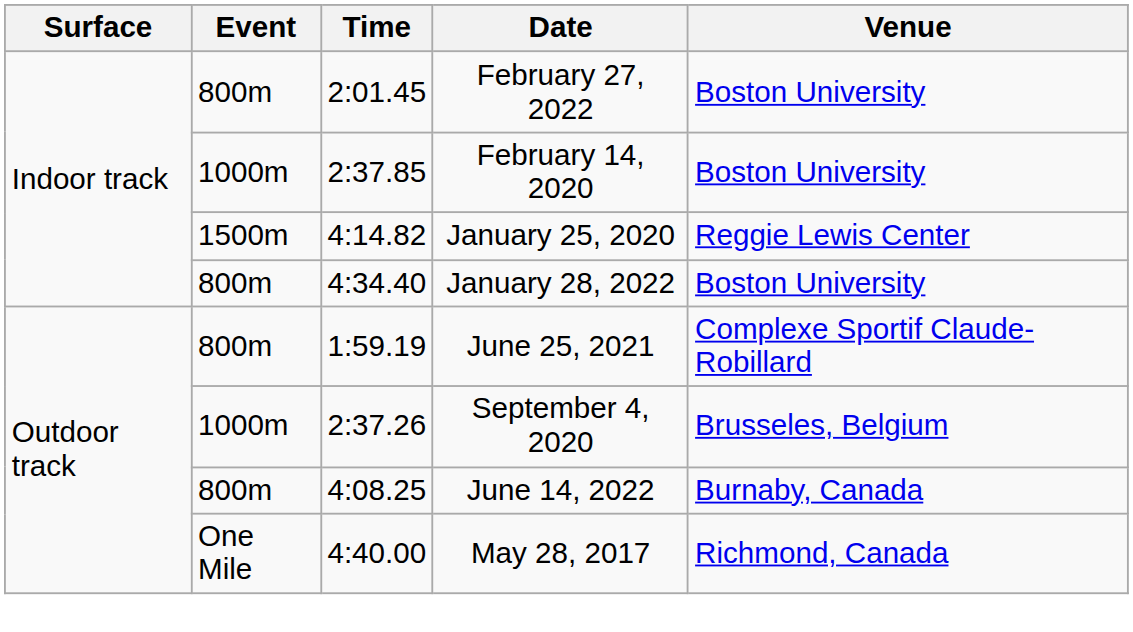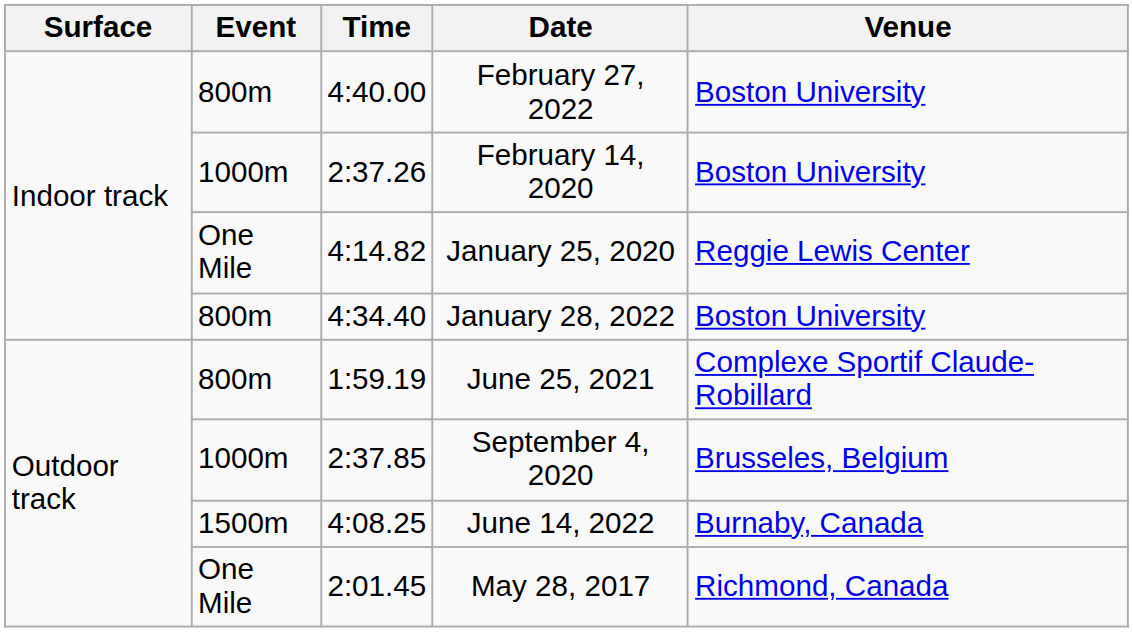(377, 91) 2:01.45 -> (377, 91) 4:40.00
(377, 171) 2:37.85 -> (377, 171) 2:37.26
(243, 235) 1500m -> (226, 252) One Mile
(377, 426) 2:37.26 -> (377, 459) 2:37.85
(235, 489) 800m -> (243, 523) 1500m
(377, 553) 4:40.00 -> (377, 586) 2:01.45
